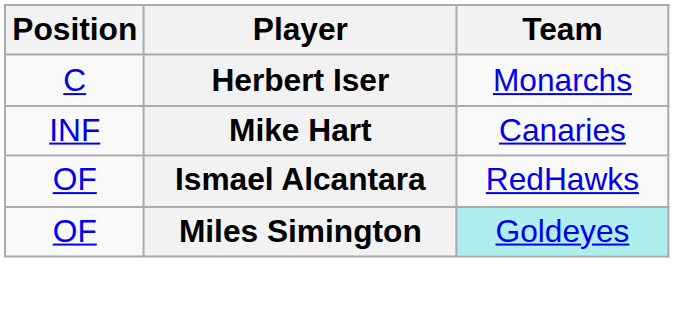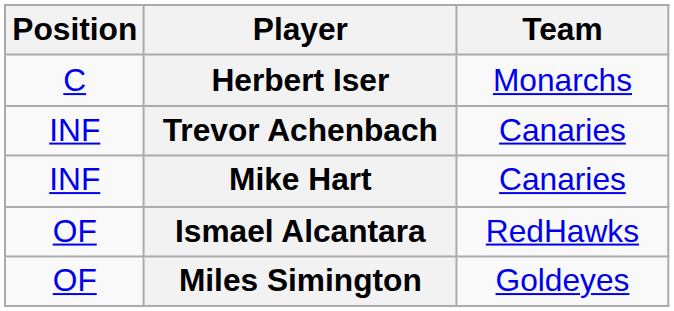+ row: (300, 130)
(562, 230) paleturquoise background -> (562, 280) no background
